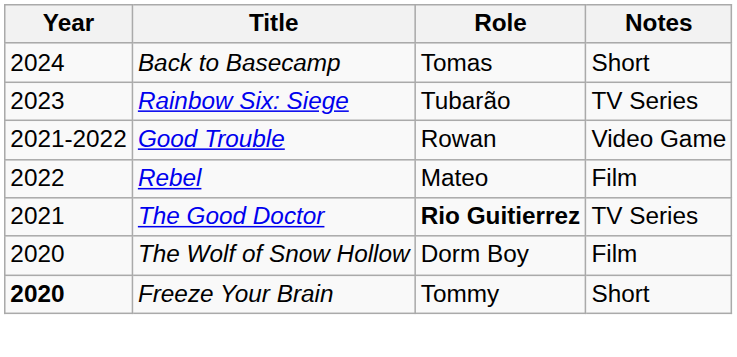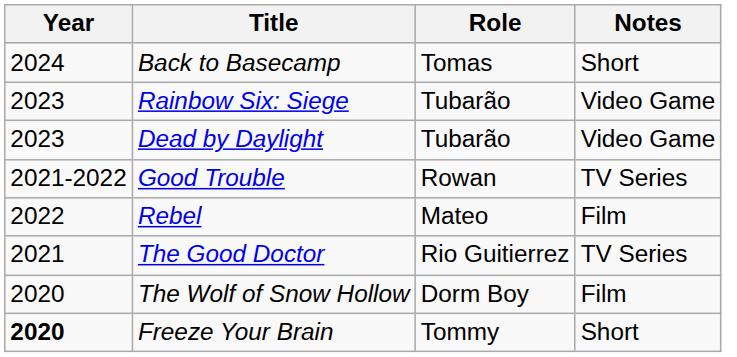(645, 100) TV Series -> (648, 100) Video Game
+ row: (230, 139)
(659, 139) Video Game -> (634, 178) TV Series
(500, 216) bold -> (495, 255) normal
